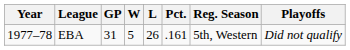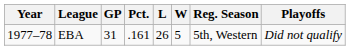columns swapped: (134, 14) <-> (176, 14)
